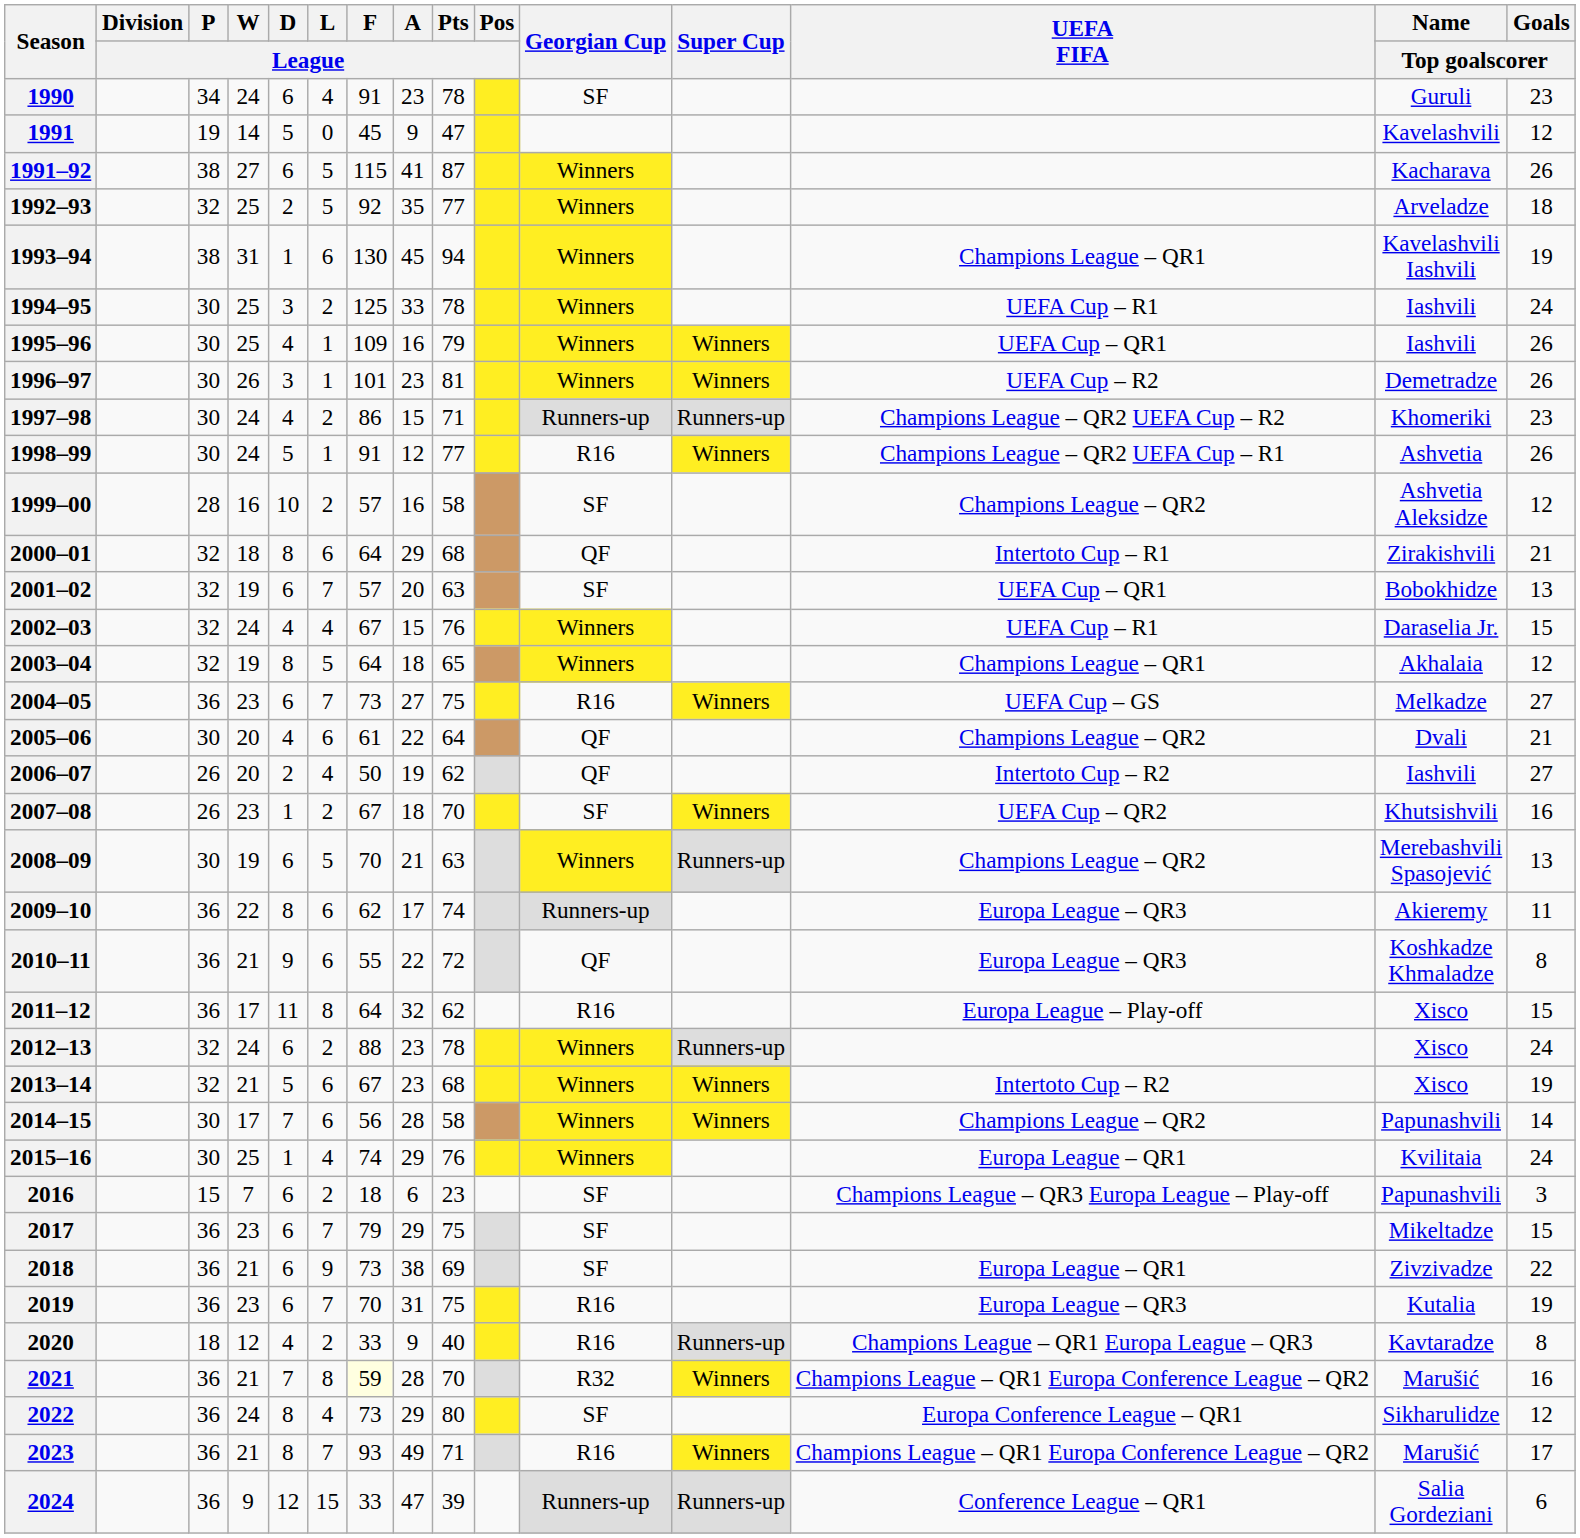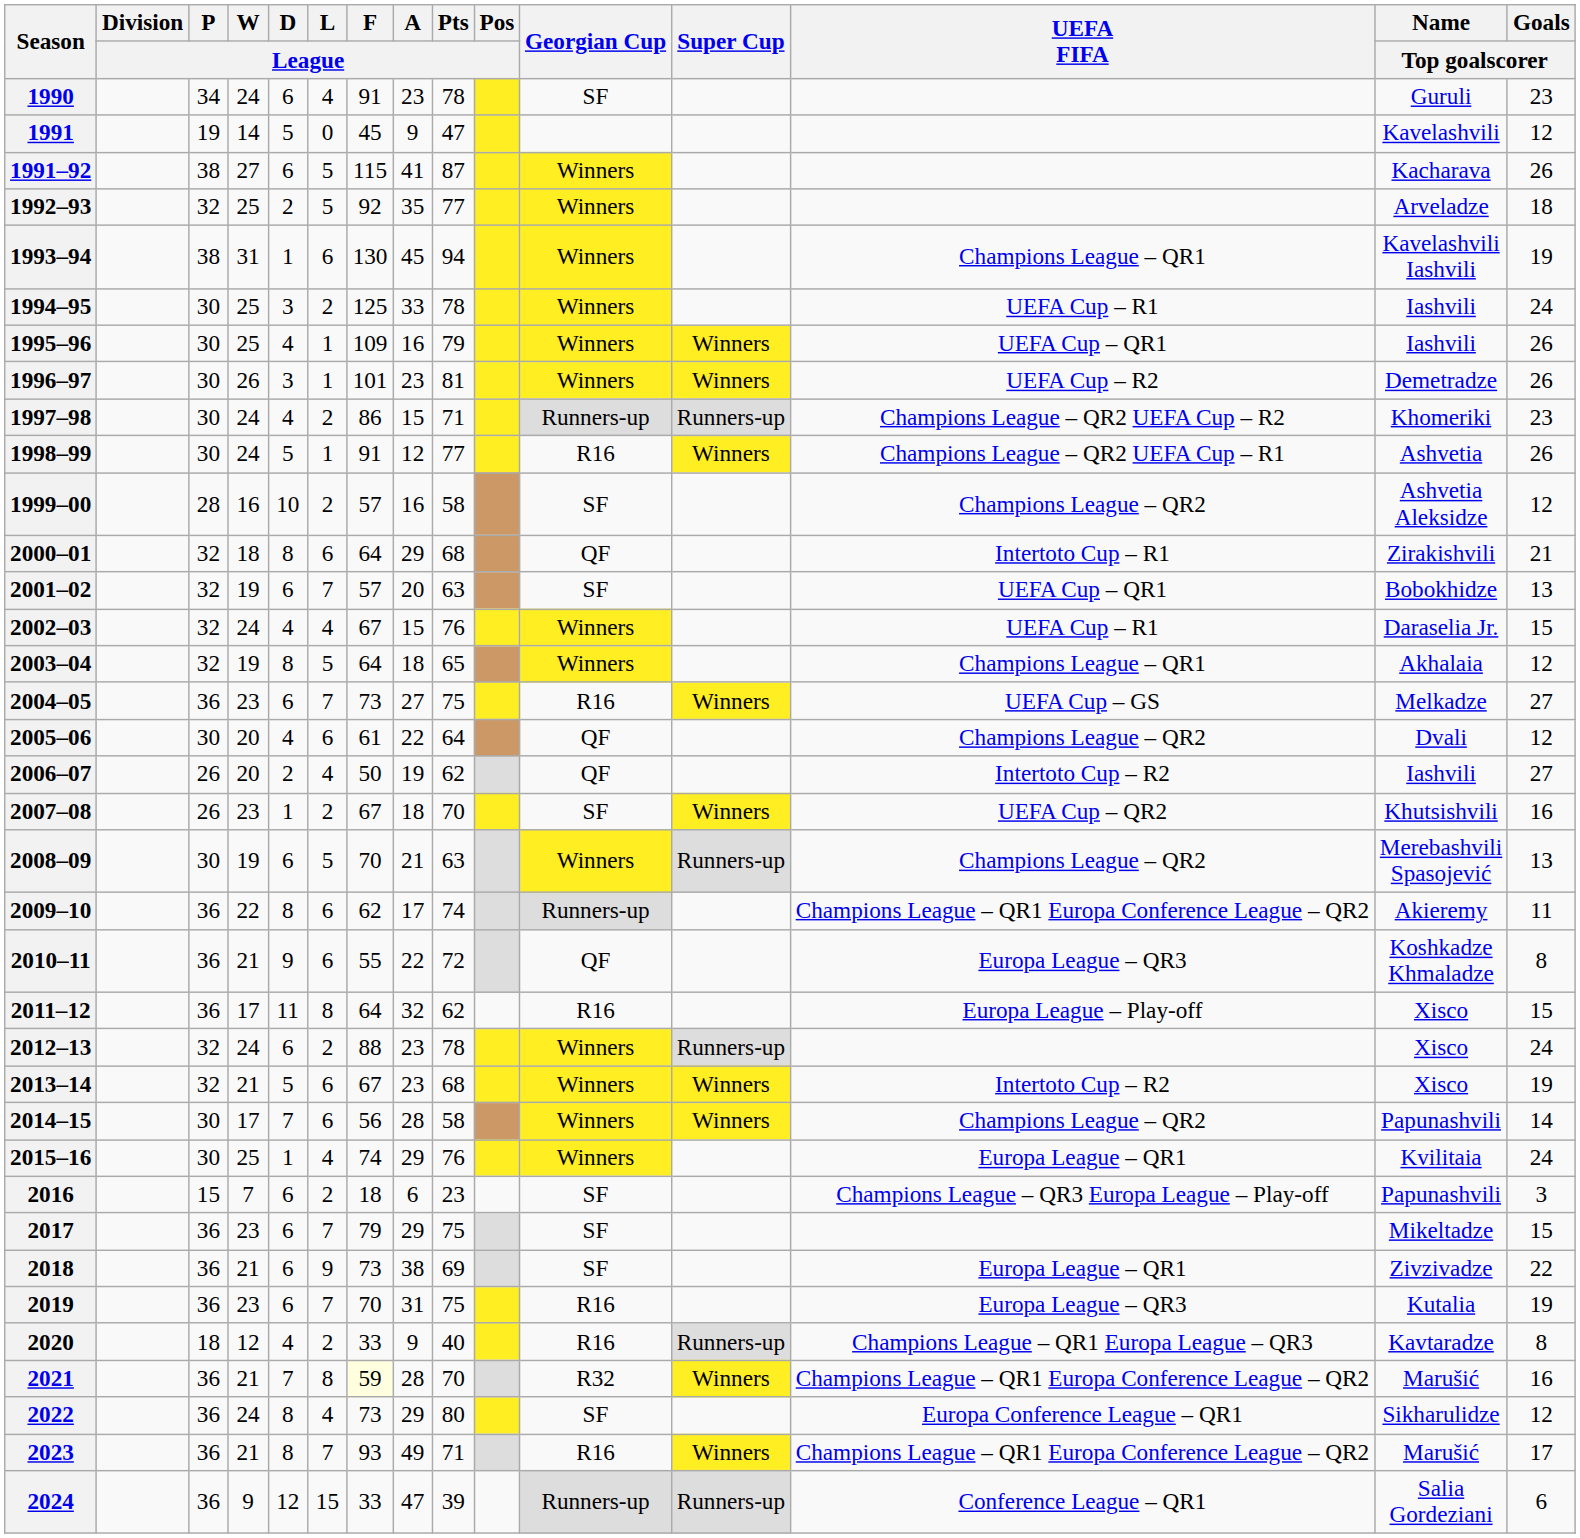(1541, 737) 21 -> (1541, 737) 12
(1082, 910) Europa League – QR3 -> (1082, 910) Champions League – QR1 Europa Conference League – QR2
